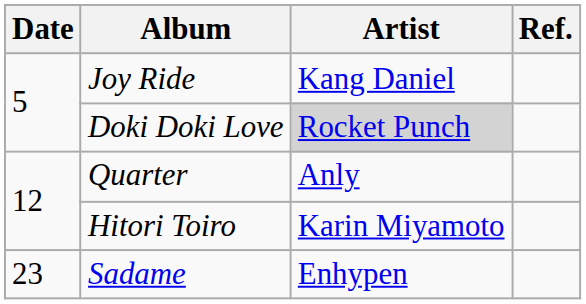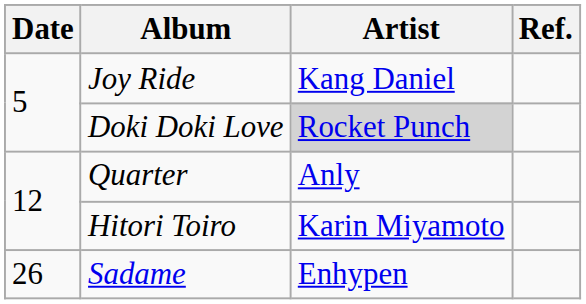(28, 273) 23 -> (28, 273) 26
